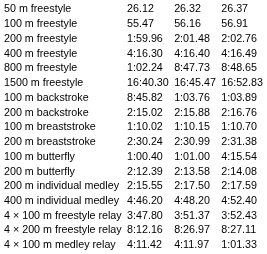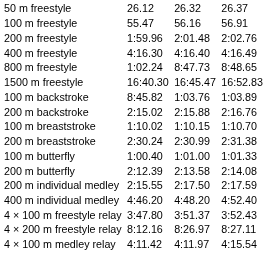(239, 156) 4:15.54 -> (239, 156) 1:01.33
(239, 245) 1:01.33 -> (239, 245) 4:15.54
